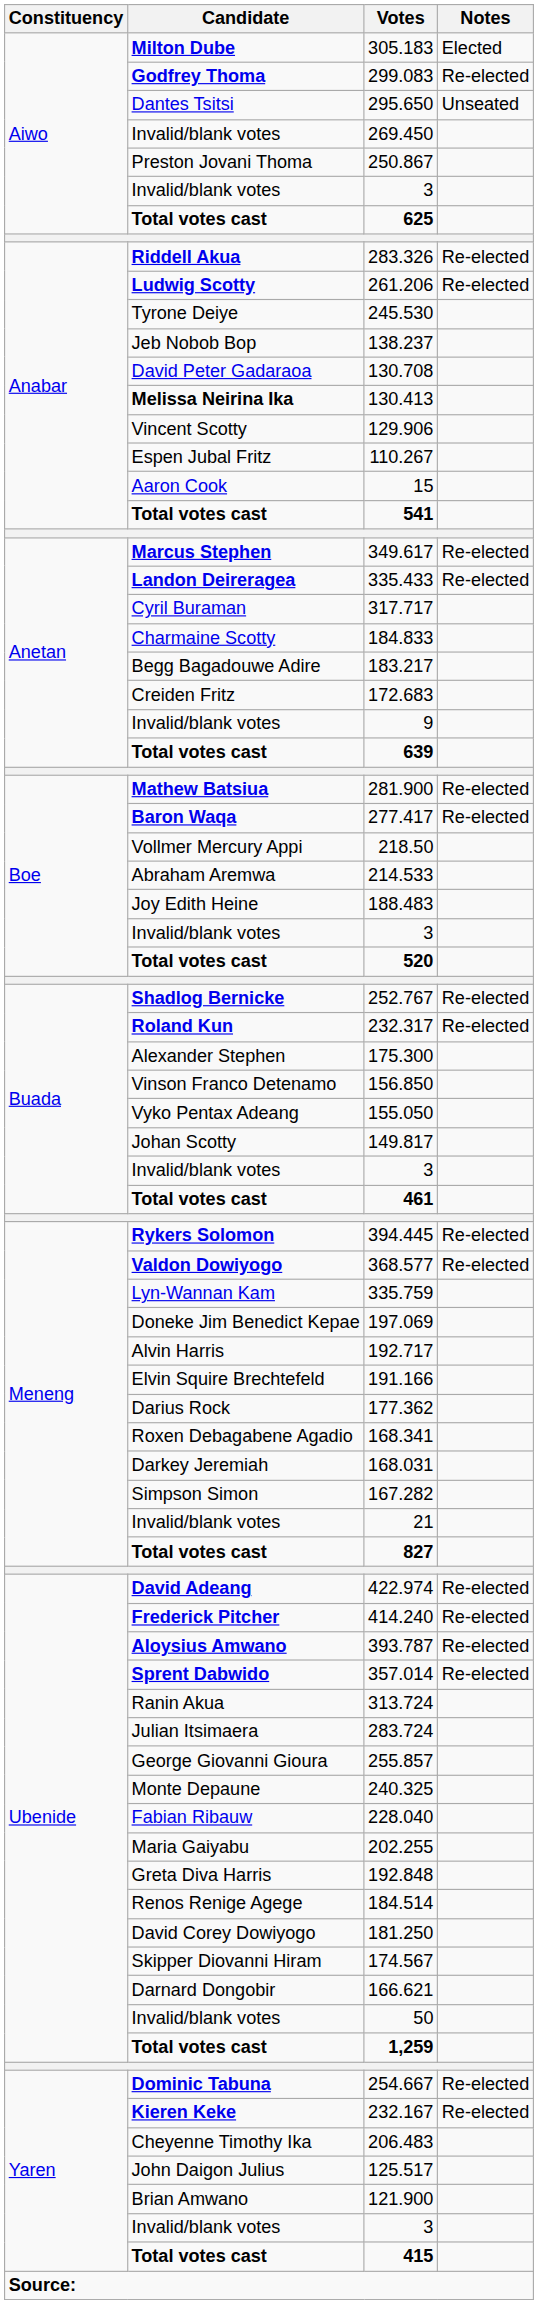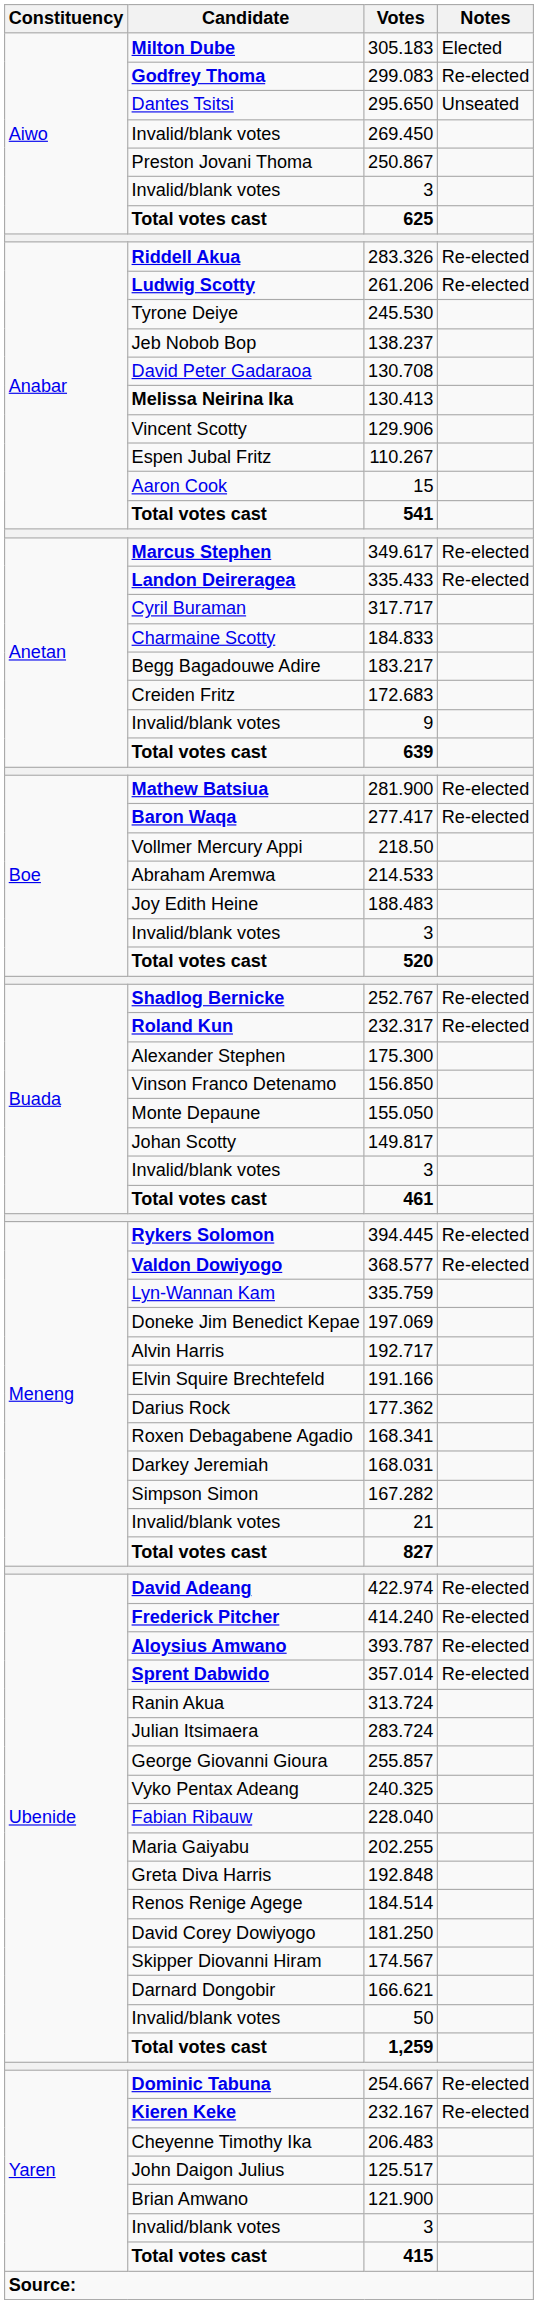(215, 1113) Vyko Pentax Adeang -> (196, 1113) Monte Depaune
(196, 1789) Monte Depaune -> (215, 1789) Vyko Pentax Adeang
